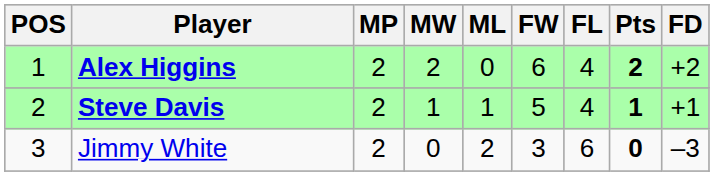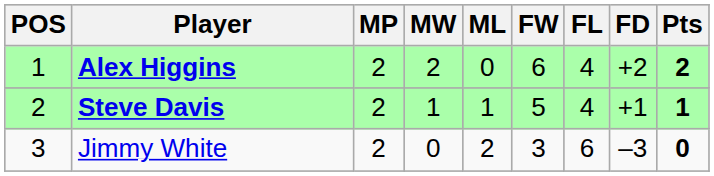columns swapped: (685, 25) <-> (636, 25)
